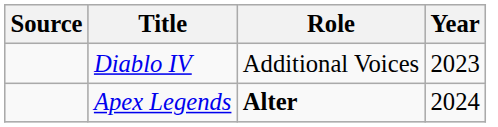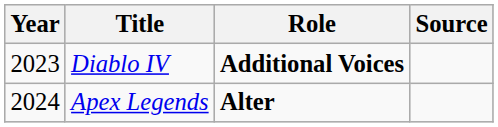columns swapped: (455, 24) <-> (46, 24)
(331, 63) normal -> (312, 63) bold
